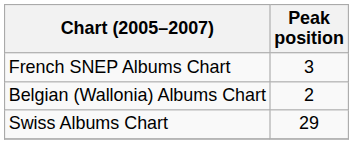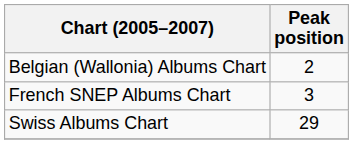rows swapped: (137, 95) <-> (120, 67)
